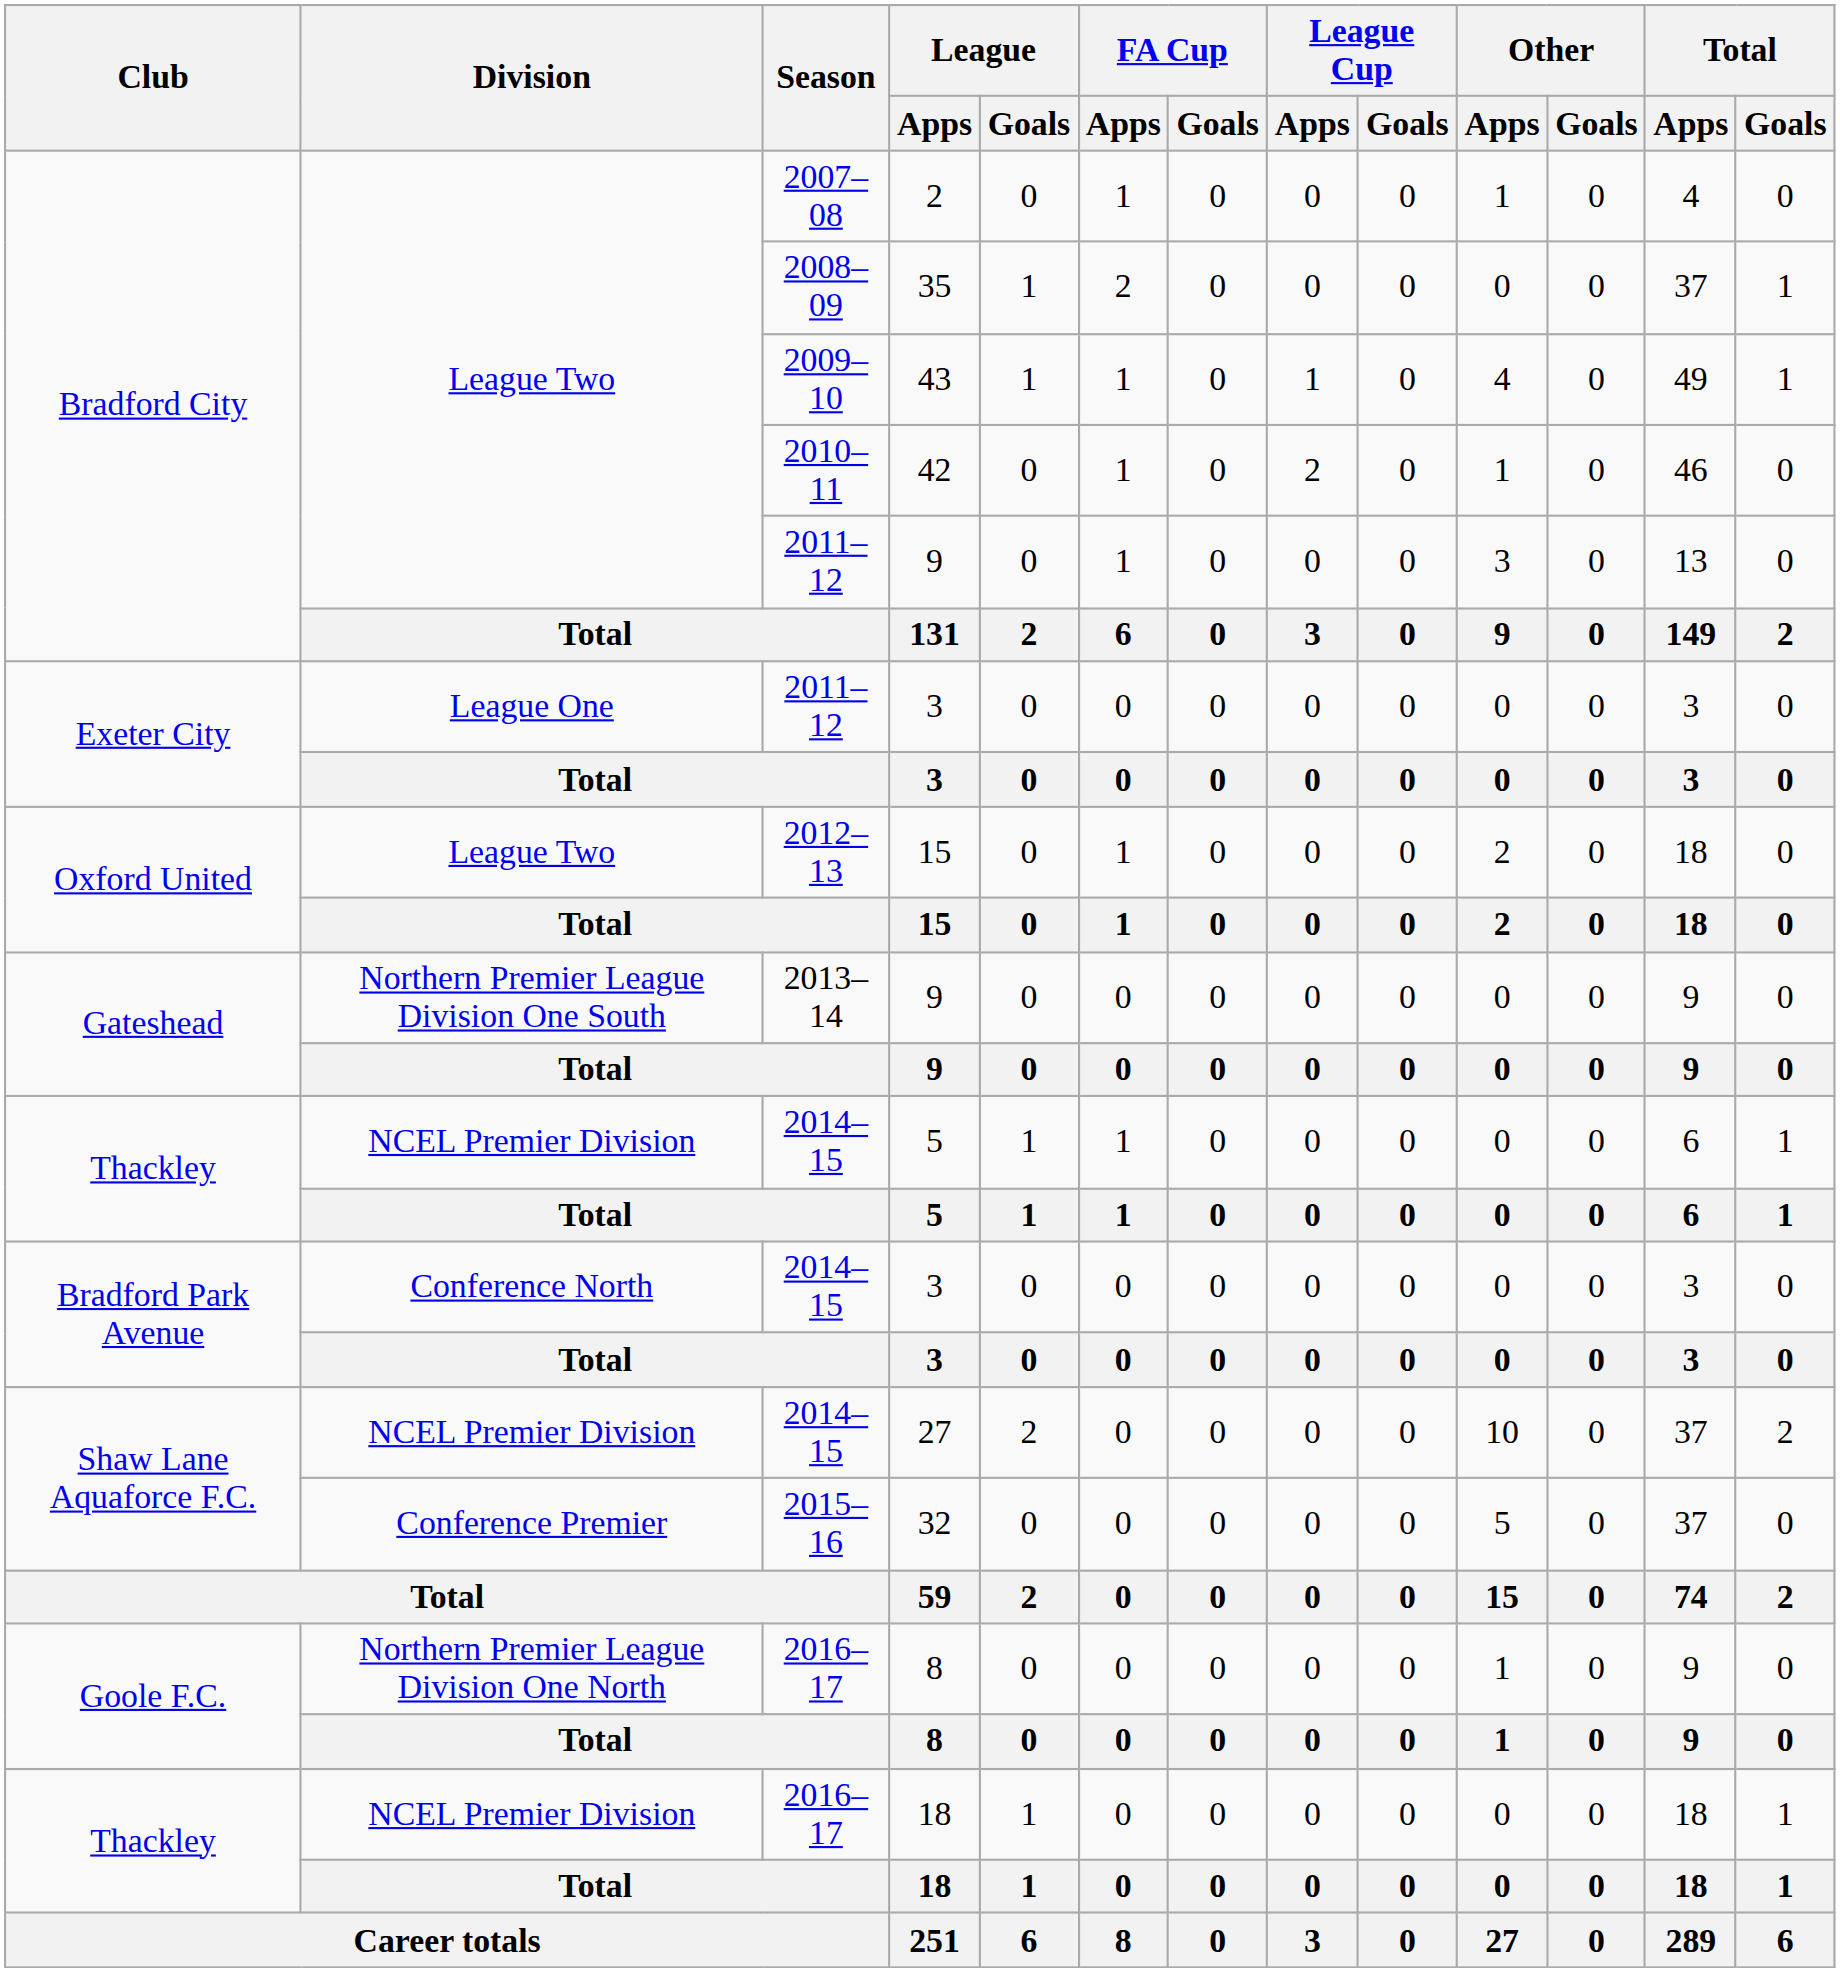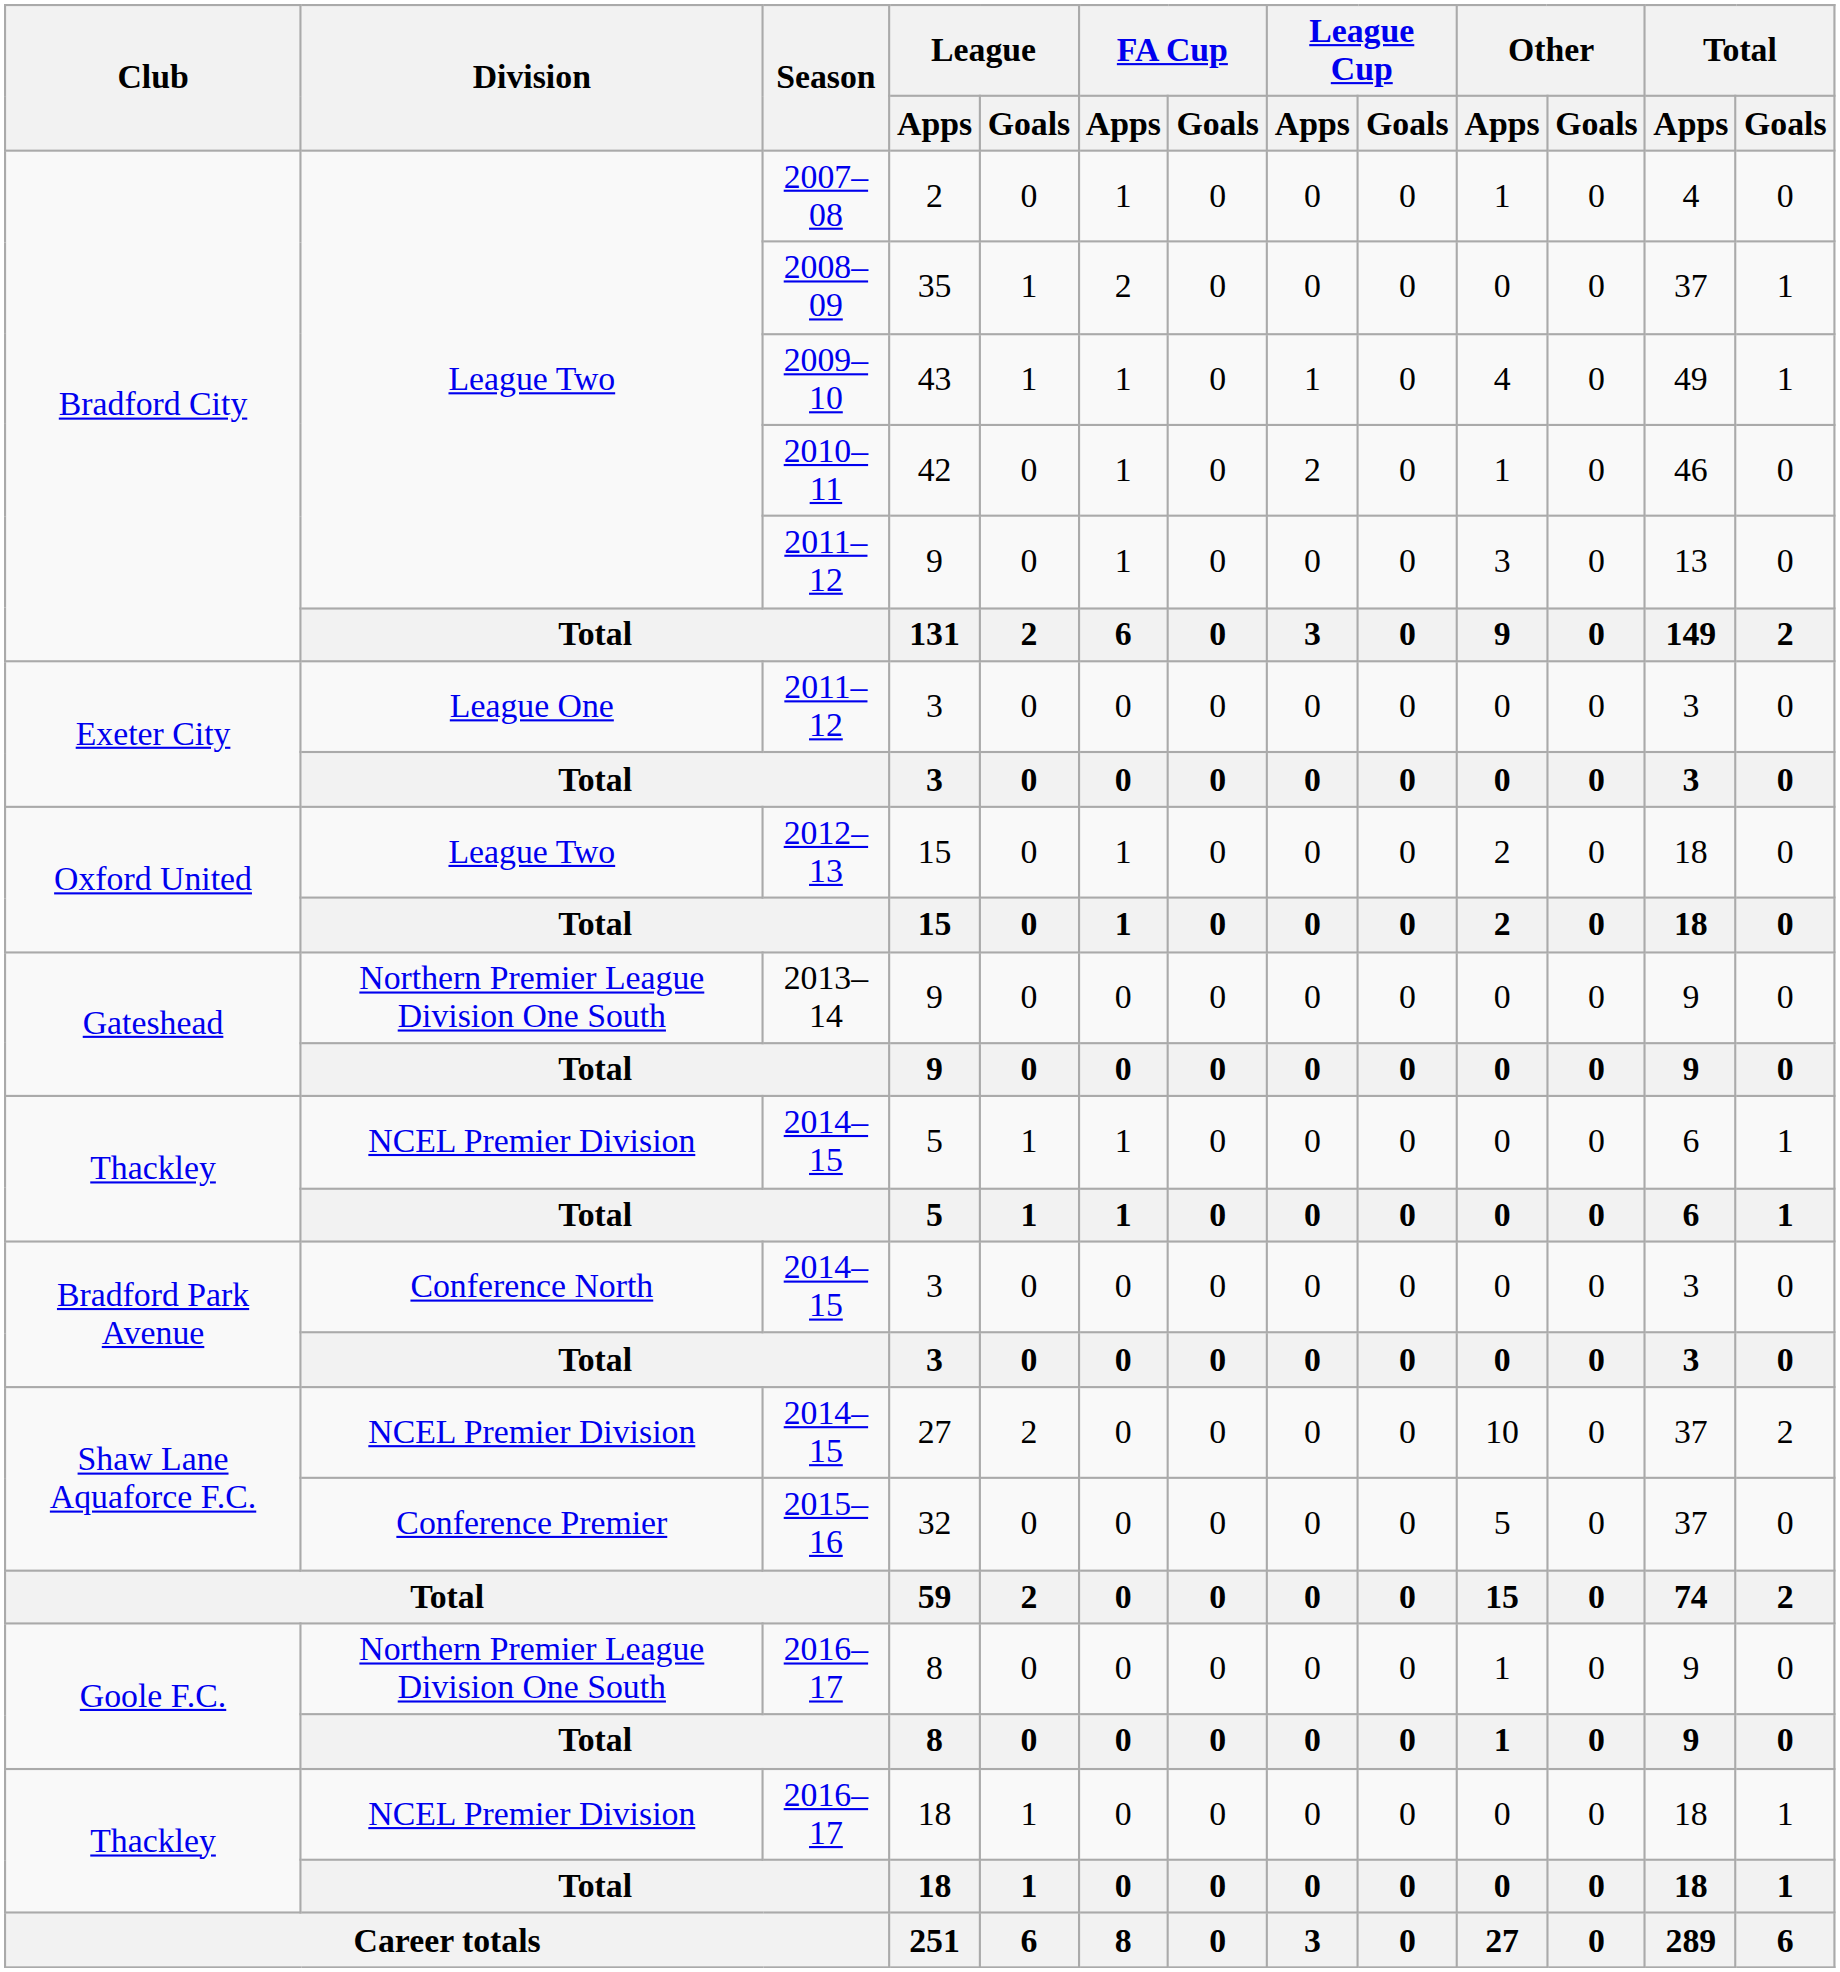(532, 1668) Northern Premier League Division One North -> (532, 1668) Northern Premier League Division One South
